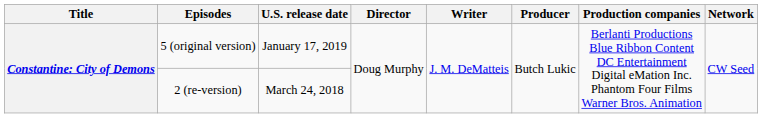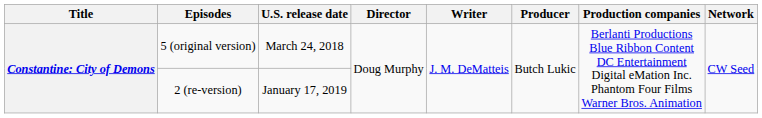(305, 46) January 17, 2019 -> (305, 46) March 24, 2018
(305, 90) March 24, 2018 -> (305, 90) January 17, 2019
